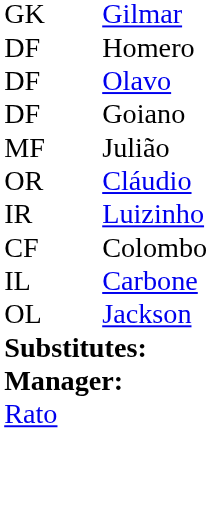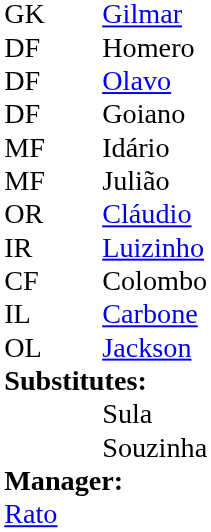+ row: (136, 147)
+ row: (127, 414)
+ row: (155, 447)
